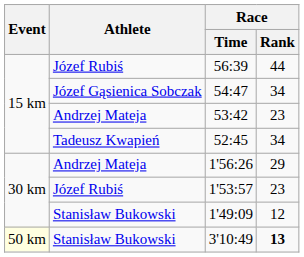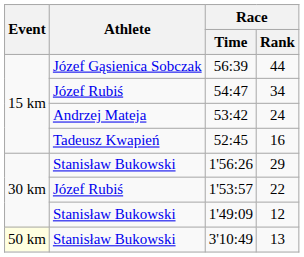(88, 66) Józef Rubiś -> (127, 66) Józef Gąsienica Sobczak
(127, 91) Józef Gąsienica Sobczak -> (88, 91) Józef Rubiś
(277, 116) 23 -> (277, 116) 24
(277, 140) 34 -> (277, 140) 16
(100, 165) Andrzej Mateja -> (114, 165) Stanisław Bukowski
(277, 190) 23 -> (277, 190) 22
(277, 239) bold -> (277, 239) normal
